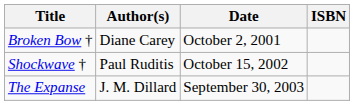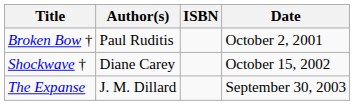columns swapped: (244, 16) <-> (329, 16)
(137, 40) Diane Carey -> (137, 40) Paul Ruditis
(137, 64) Paul Ruditis -> (137, 64) Diane Carey
